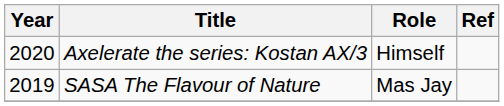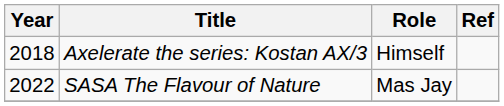(32, 52) 2020 -> (32, 52) 2018
(32, 85) 2019 -> (32, 85) 2022
